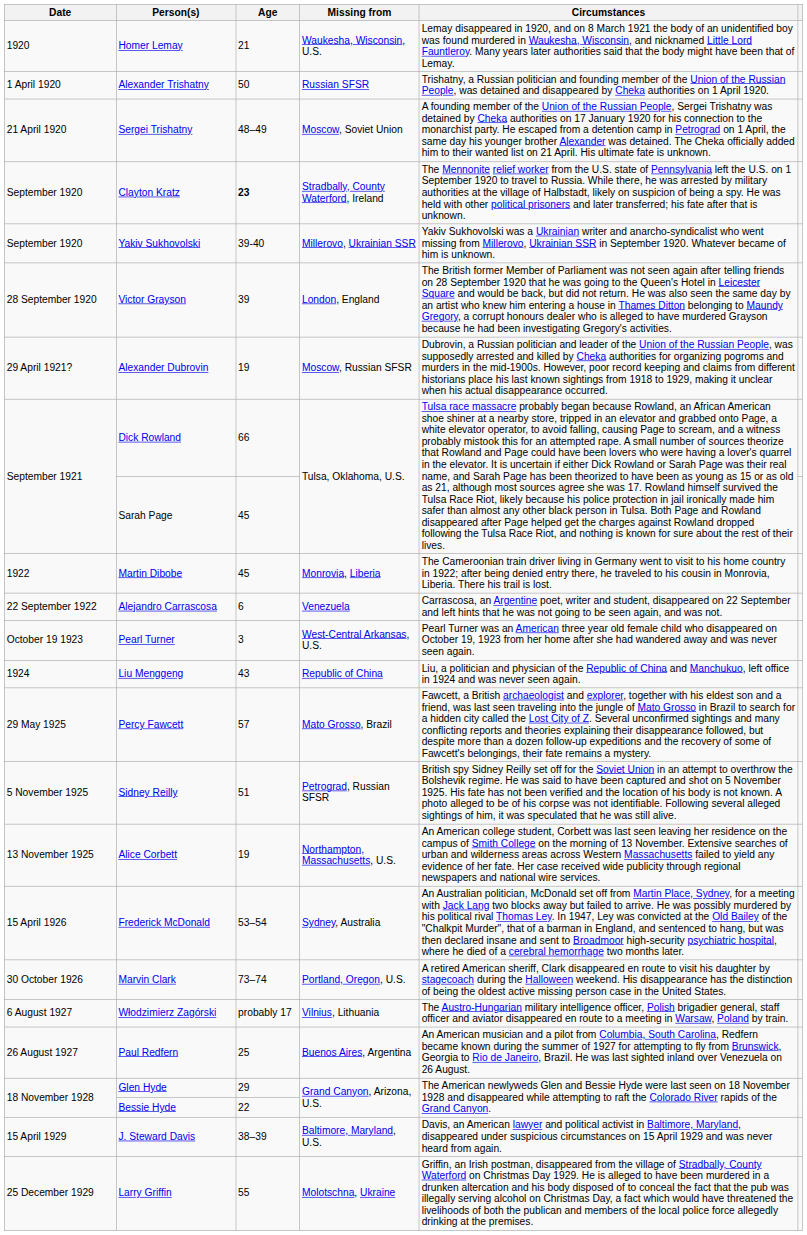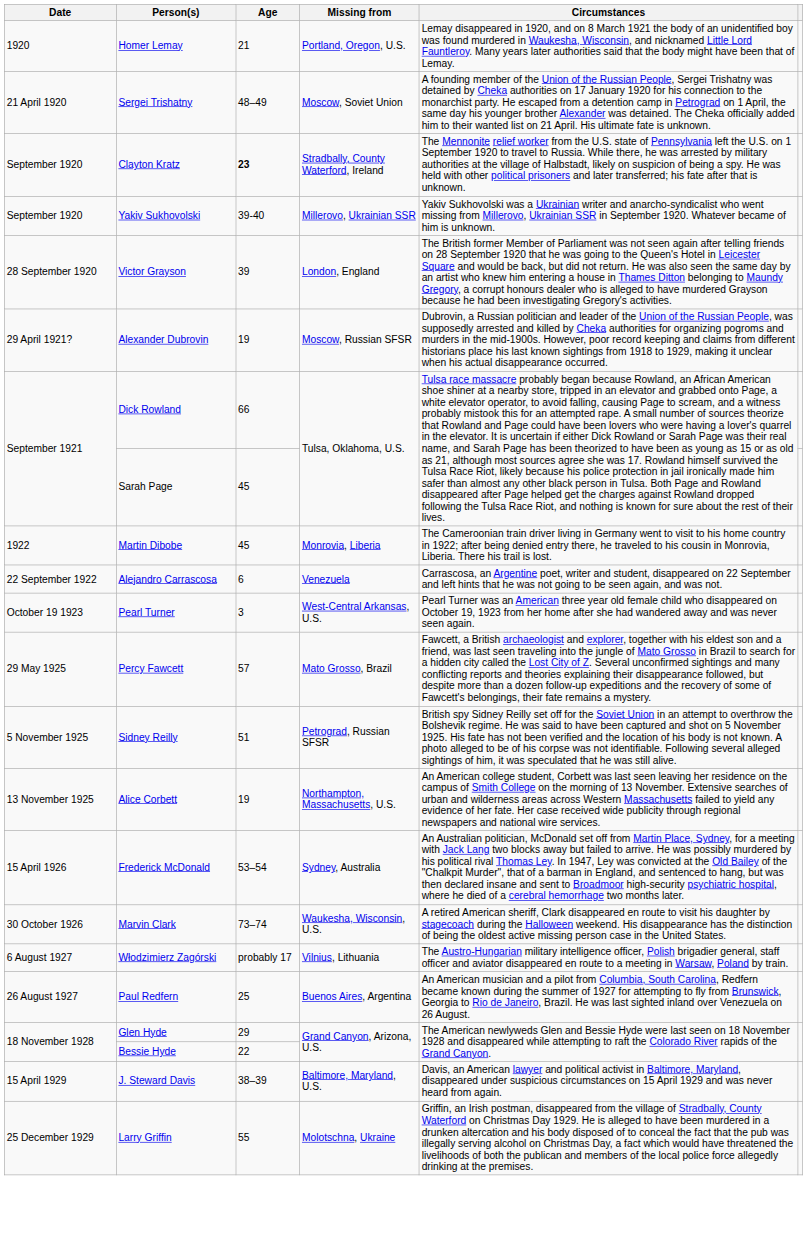(354, 46) Waukesha, Wisconsin, U.S. -> (354, 46) Portland, Oregon, U.S.
- row: (164, 85)
- row: (151, 674)
(354, 979) Portland, Oregon, U.S. -> (354, 924) Waukesha, Wisconsin, U.S.
